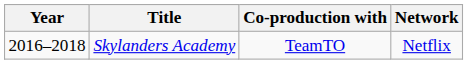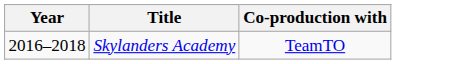- column: (427, 18)
